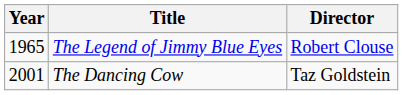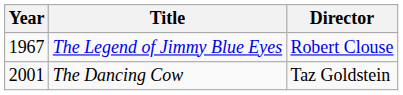(27, 47) 1965 -> (27, 47) 1967
